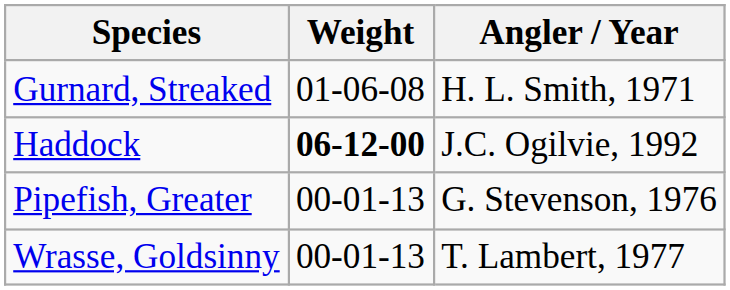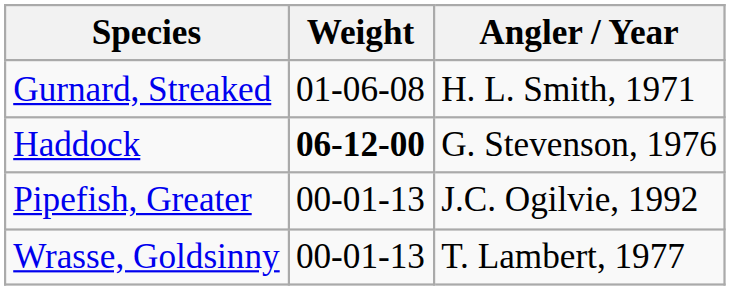(570, 144) J.C. Ogilvie, 1992 -> (579, 144) G. Stevenson, 1976
(579, 199) G. Stevenson, 1976 -> (570, 199) J.C. Ogilvie, 1992
